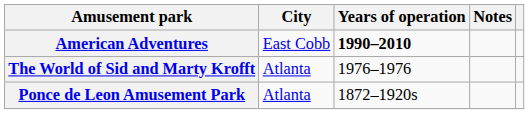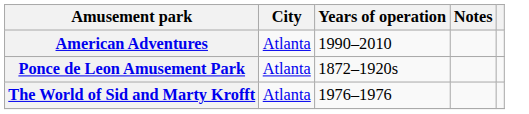(297, 43) East Cobb -> (287, 43) Atlanta
(375, 43) bold -> (355, 43) normal
rows swapped: (132, 95) <-> (132, 69)
